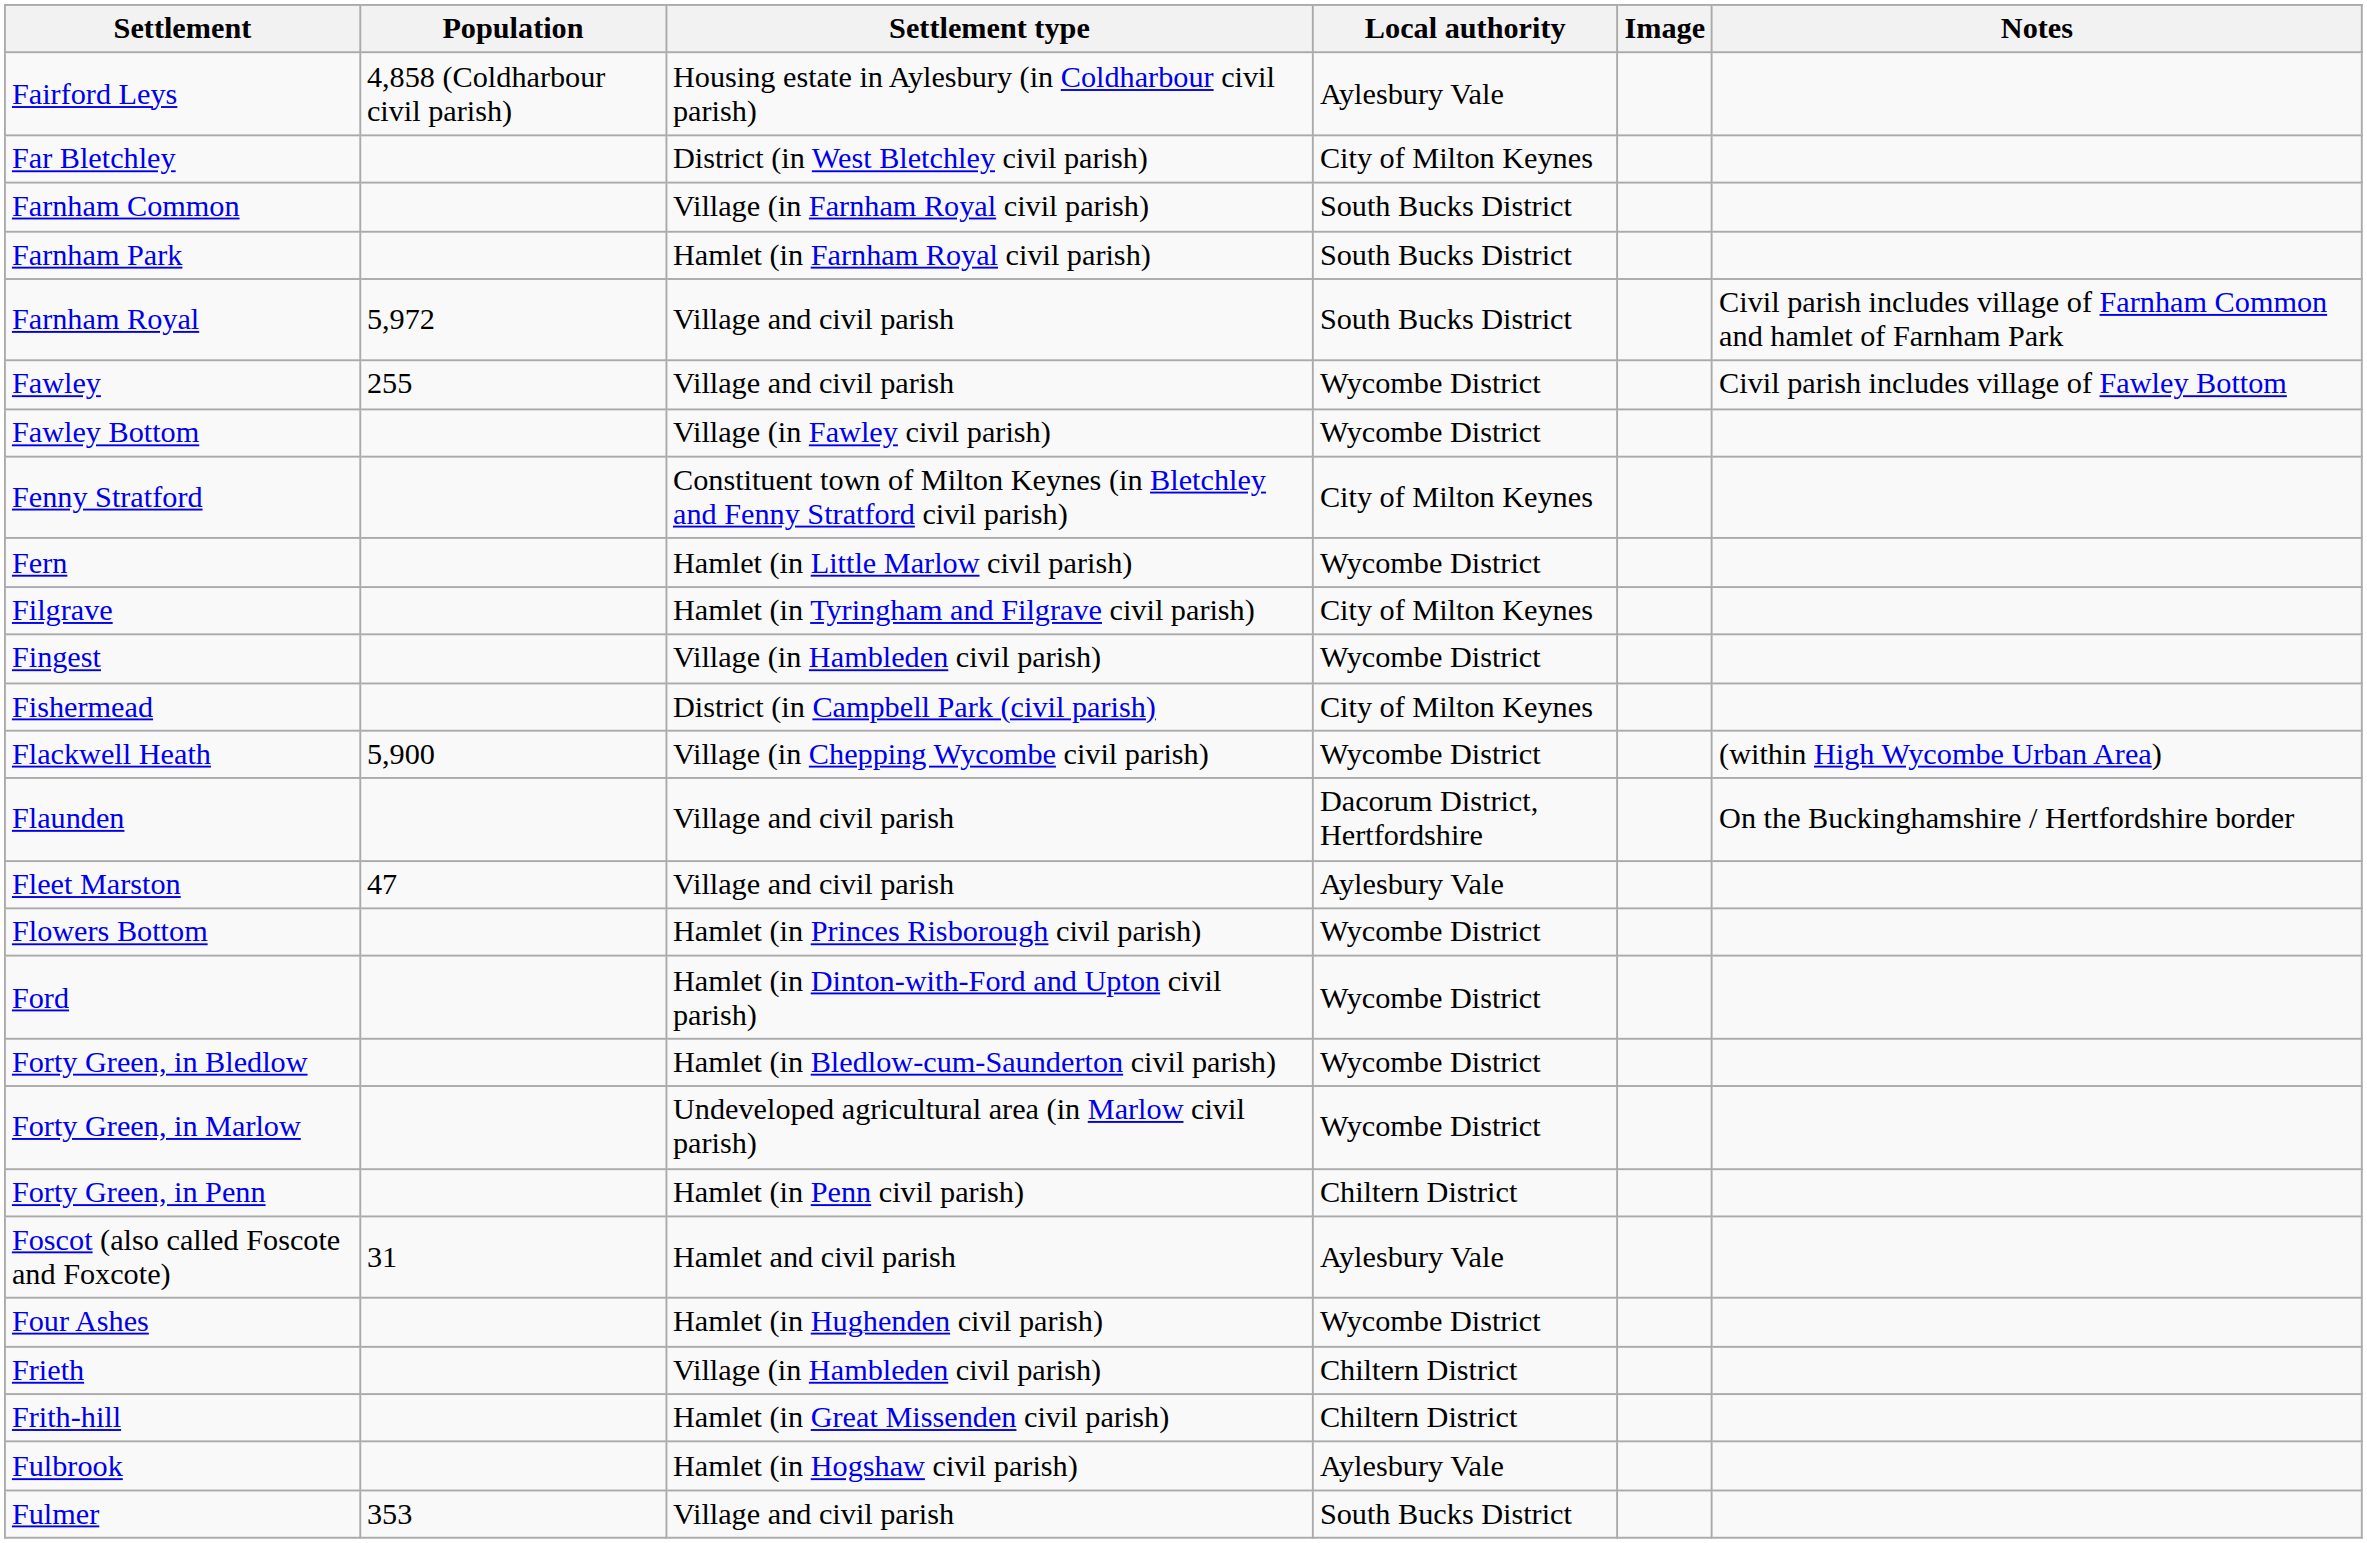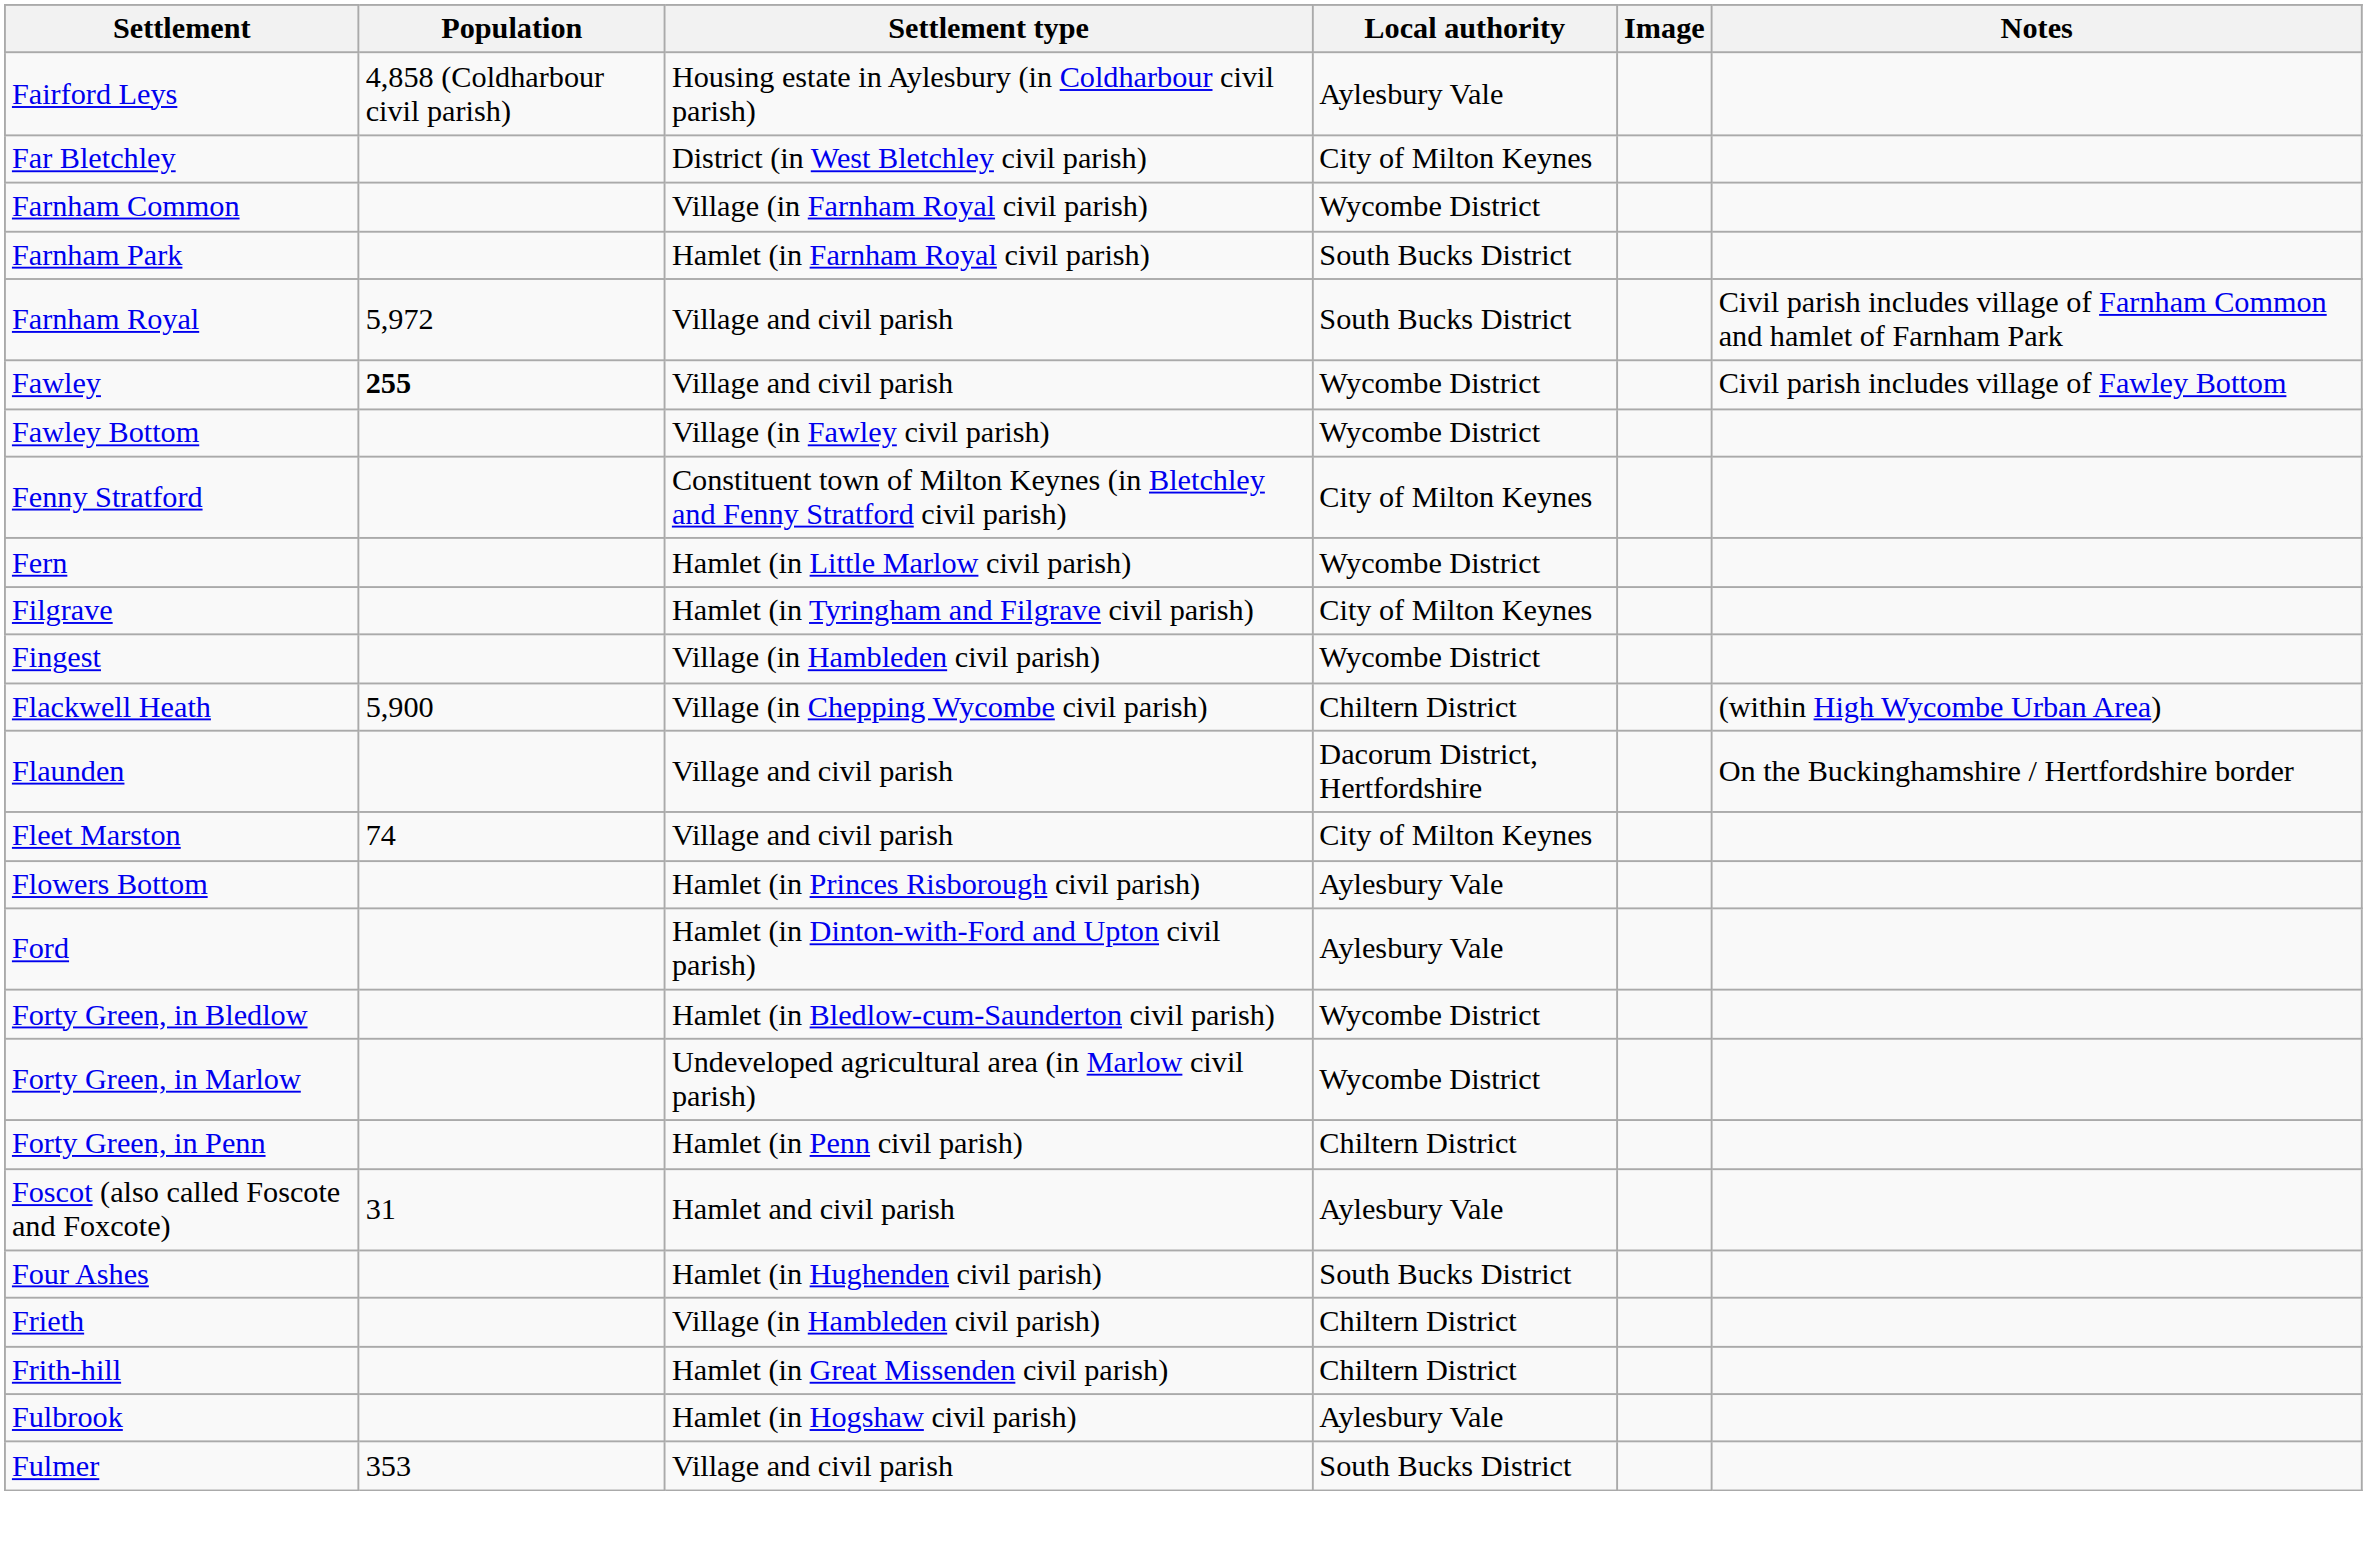(1446, 206) South Bucks District -> (1430, 206) Wycombe District
(390, 384) normal -> (388, 384) bold
- row: (82, 706)
(1430, 754) Wycombe District -> (1418, 706) Chiltern District
(382, 883) 47 -> (381, 835) 74
(1412, 883) Aylesbury Vale -> (1456, 835) City of Milton Keynes
(1430, 931) Wycombe District -> (1411, 883) Aylesbury Vale
(1430, 996) Wycombe District -> (1411, 948) Aylesbury Vale
(1430, 1321) Wycombe District -> (1445, 1273) South Bucks District
